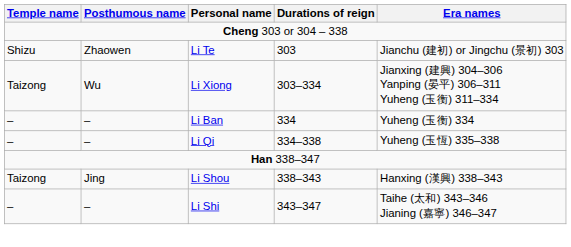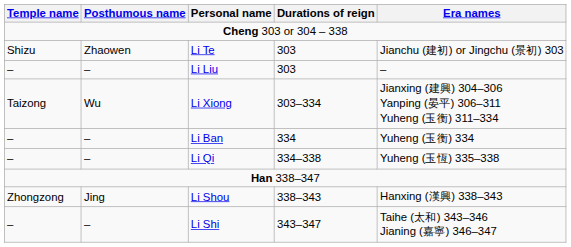+ row: (204, 69)
(27, 179) Taizong -> (35, 197) Zhongzong
